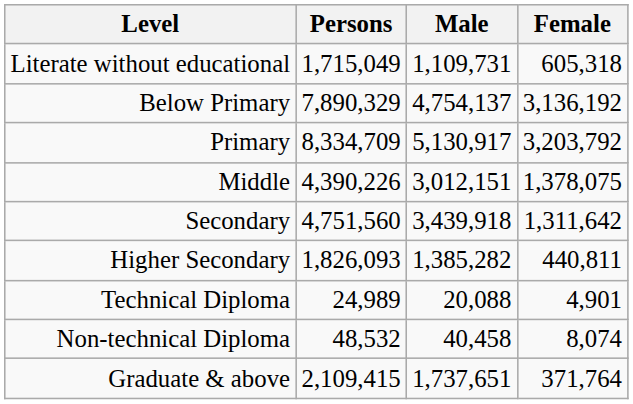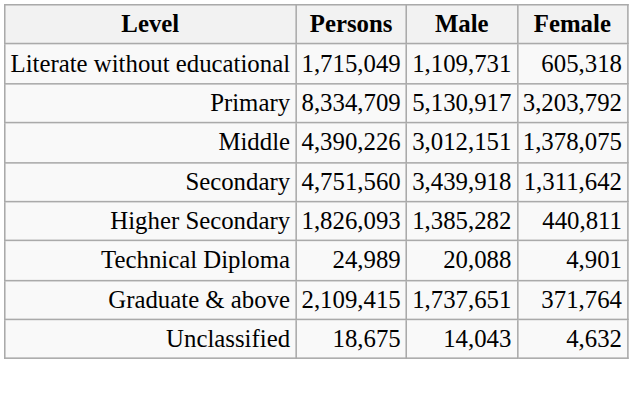- row: (215, 102)
- row: (173, 338)
+ row: (228, 338)
